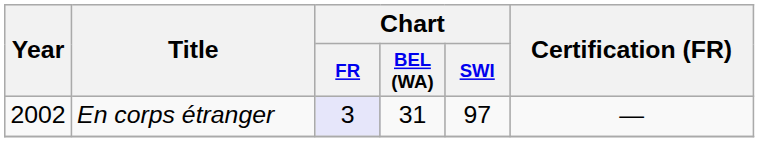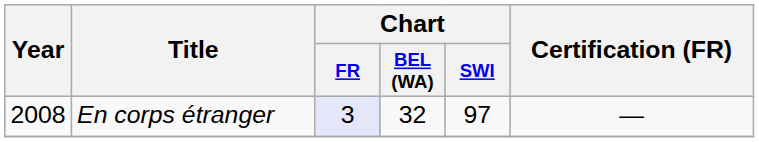(38, 115) 2002 -> (38, 115) 2008
(412, 115) 31 -> (412, 115) 32
